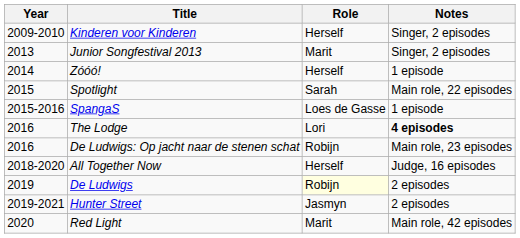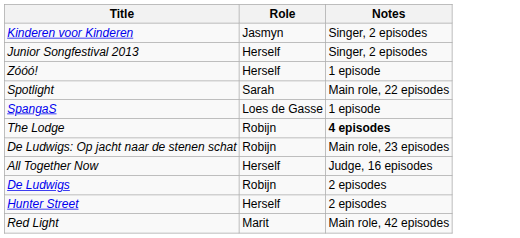- column: (36, 14)
(324, 33) Herself -> (263, 33) Jasmyn
(318, 52) Marit -> (261, 52) Herself
(315, 128) Lori -> (259, 128) Robijn
(322, 185) lightyellow background -> (259, 185) no background
(326, 204) Jasmyn -> (261, 204) Herself
